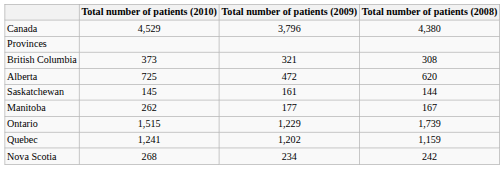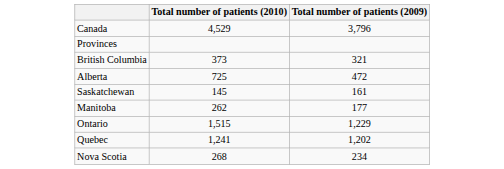- column: (430, 12)
